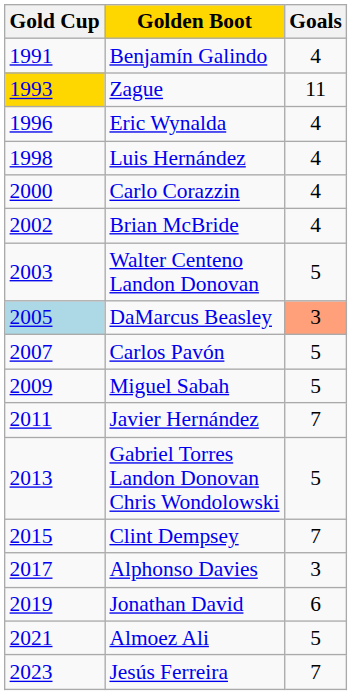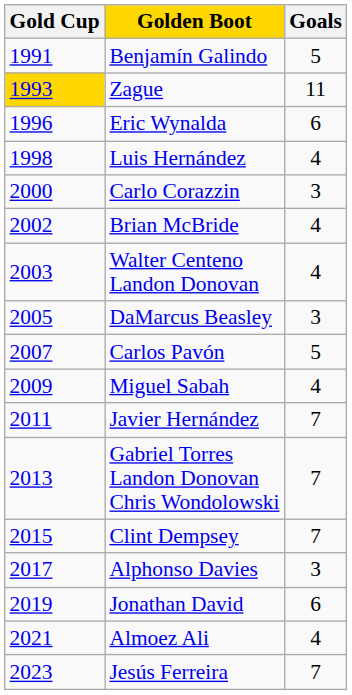(316, 55) 4 -> (316, 55) 5
(316, 123) 4 -> (316, 123) 6
(316, 191) 4 -> (316, 191) 3
(316, 271) 5 -> (316, 271) 4
(31, 317) lightblue background -> (31, 317) no background
(316, 317) lightsalmon background -> (316, 317) no background
(316, 385) 5 -> (316, 385) 4
(316, 477) 5 -> (316, 477) 7
(316, 637) 5 -> (316, 637) 4
